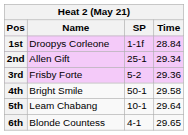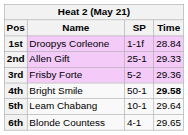(169, 59) 29.34 -> (169, 59) 29.33
(169, 91) normal -> (169, 91) bold
